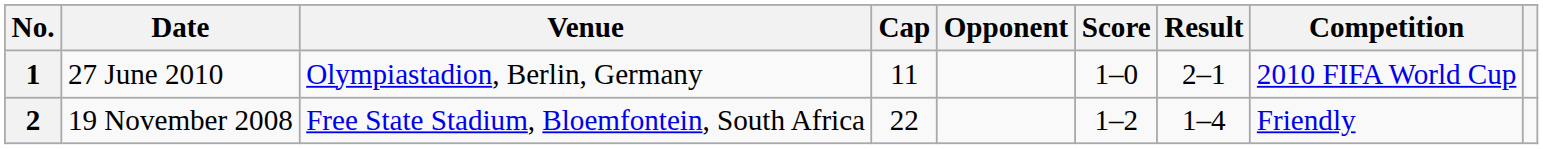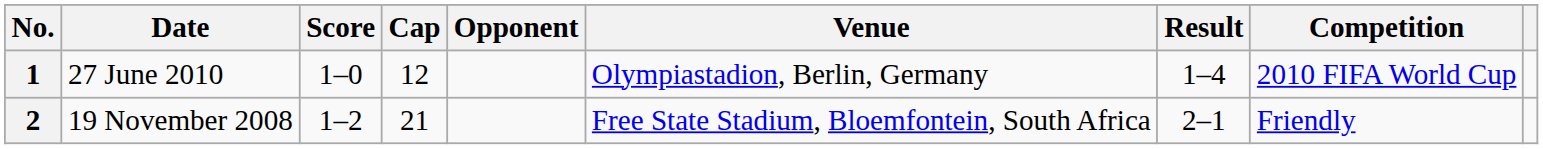columns swapped: (586, 27) <-> (1116, 27)
(904, 73) 11 -> (414, 73) 12
(1204, 73) 2–1 -> (1204, 73) 1–4
(904, 119) 22 -> (414, 119) 21
(1204, 119) 1–4 -> (1204, 119) 2–1
